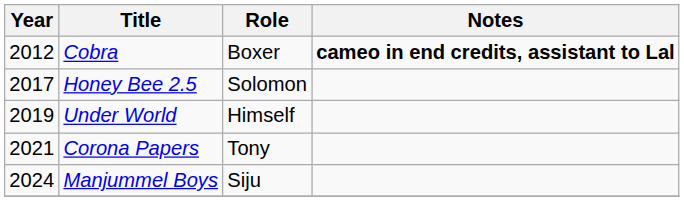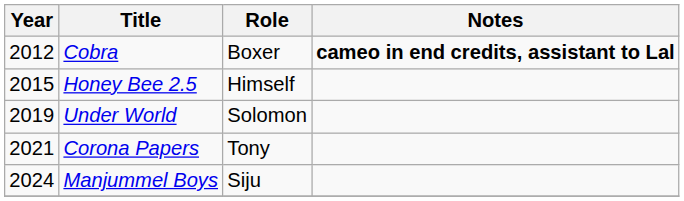(32, 84) 2017 -> (32, 84) 2015
(267, 84) Solomon -> (261, 84) Himself
(261, 116) Himself -> (267, 116) Solomon
